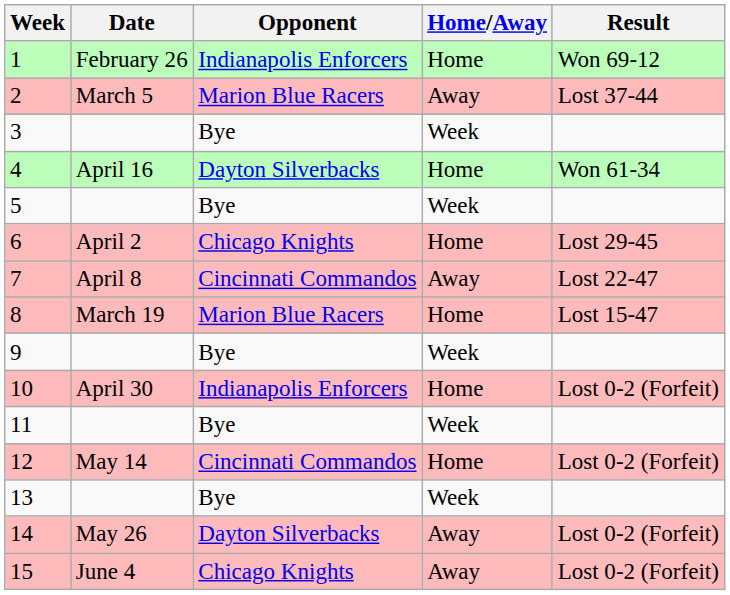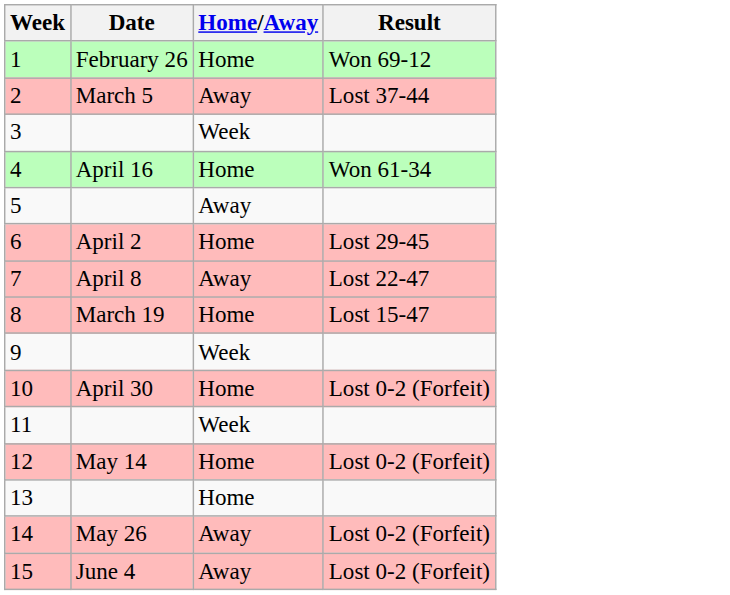- column: (307, 22)
(453, 205) Week -> (225, 205) Away
(453, 497) Week -> (226, 497) Home
